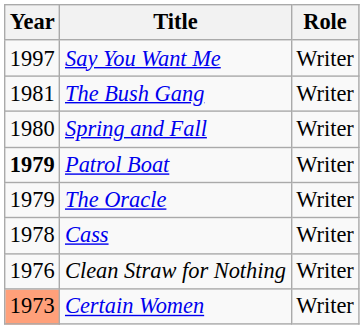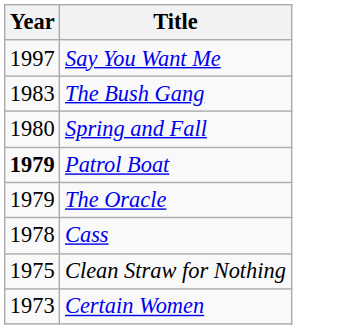- column: (325, 22)
(32, 93) 1981 -> (32, 93) 1983
(32, 270) 1976 -> (32, 270) 1975
(32, 306) lightsalmon background -> (32, 306) no background
